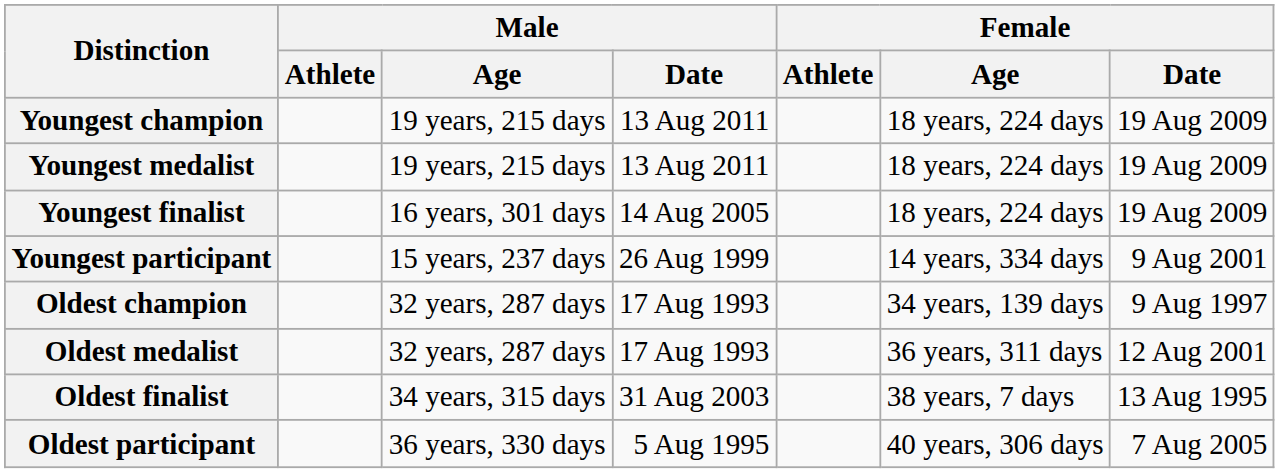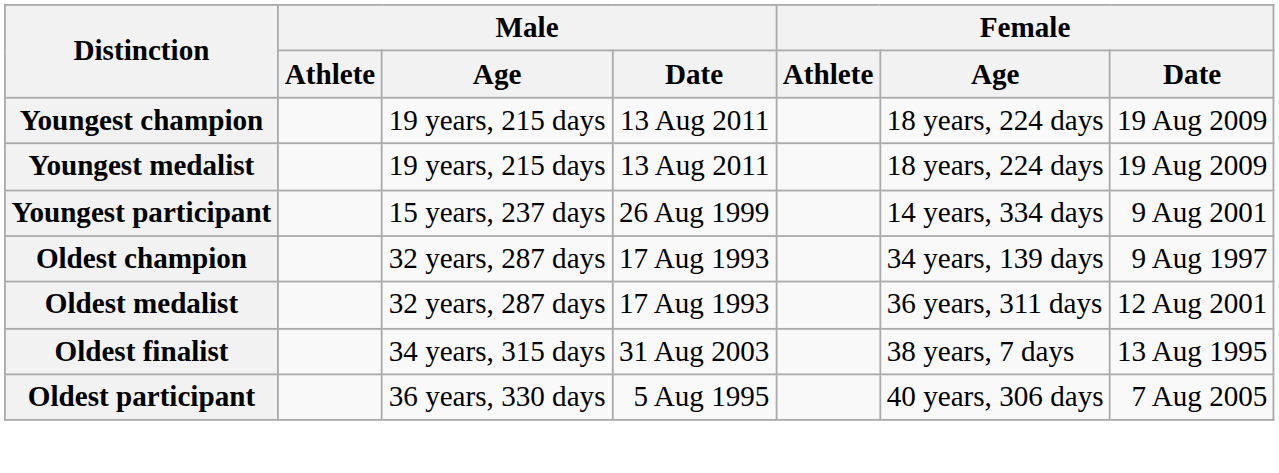- row: (141, 212)
